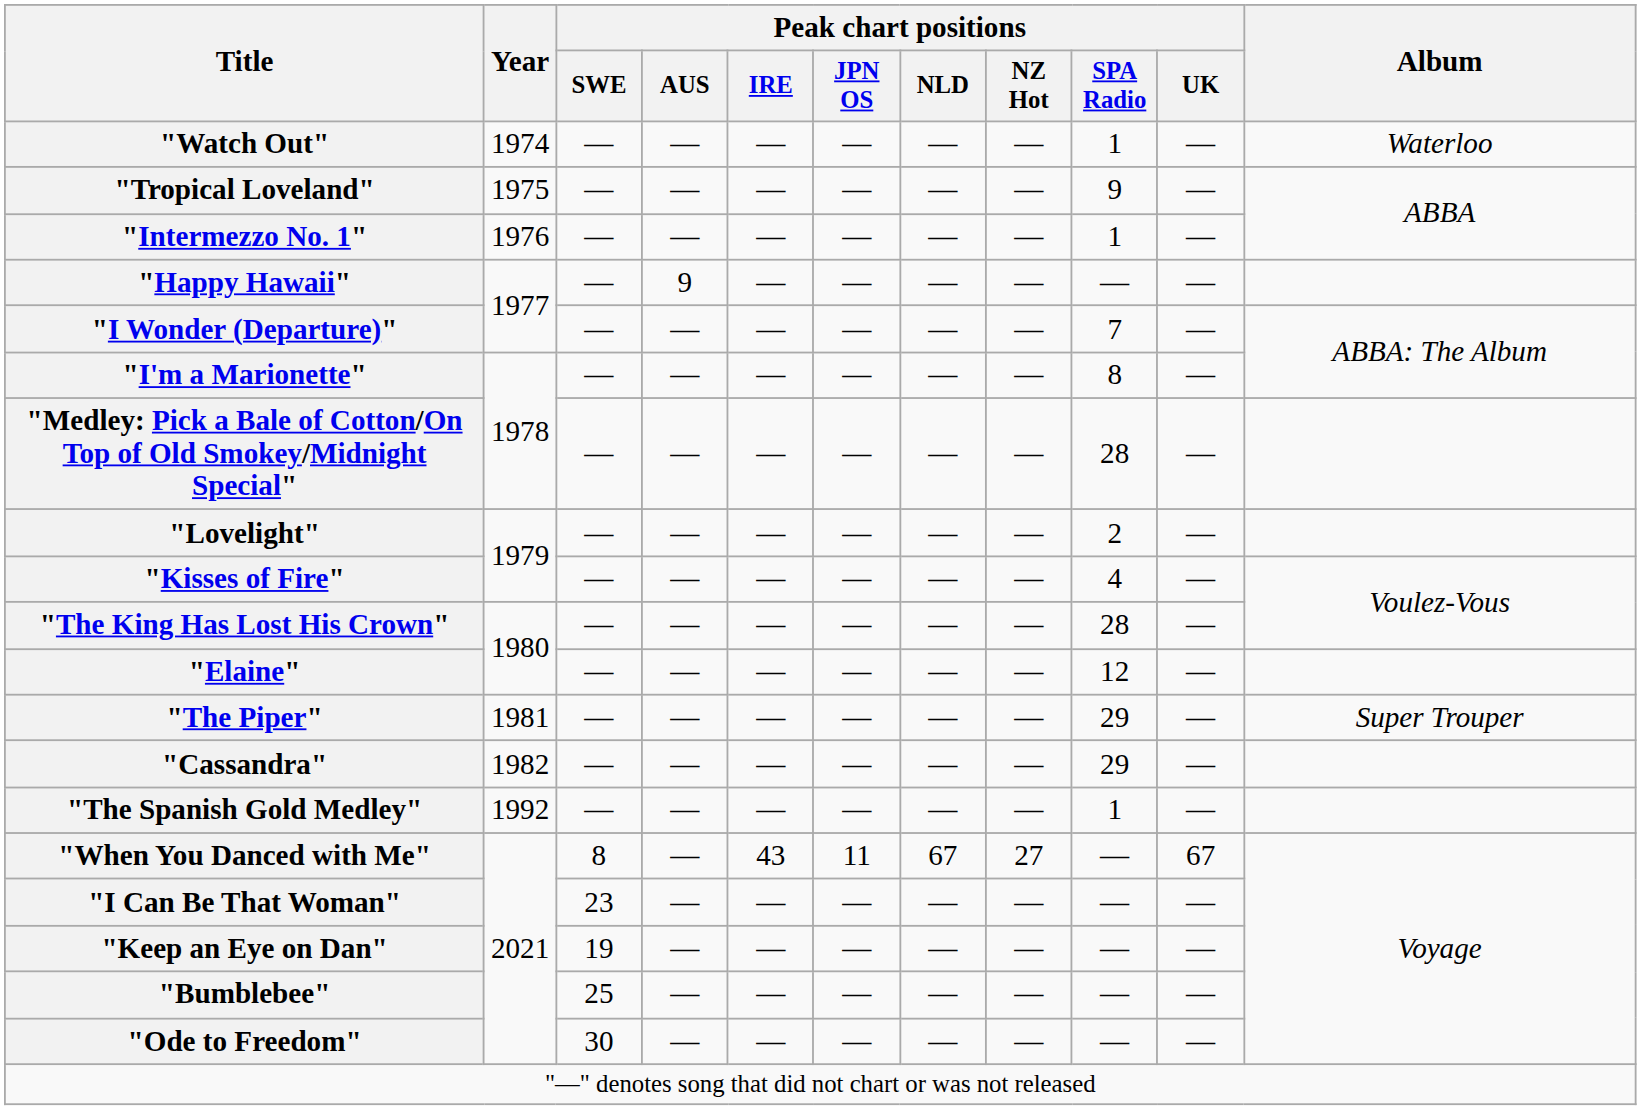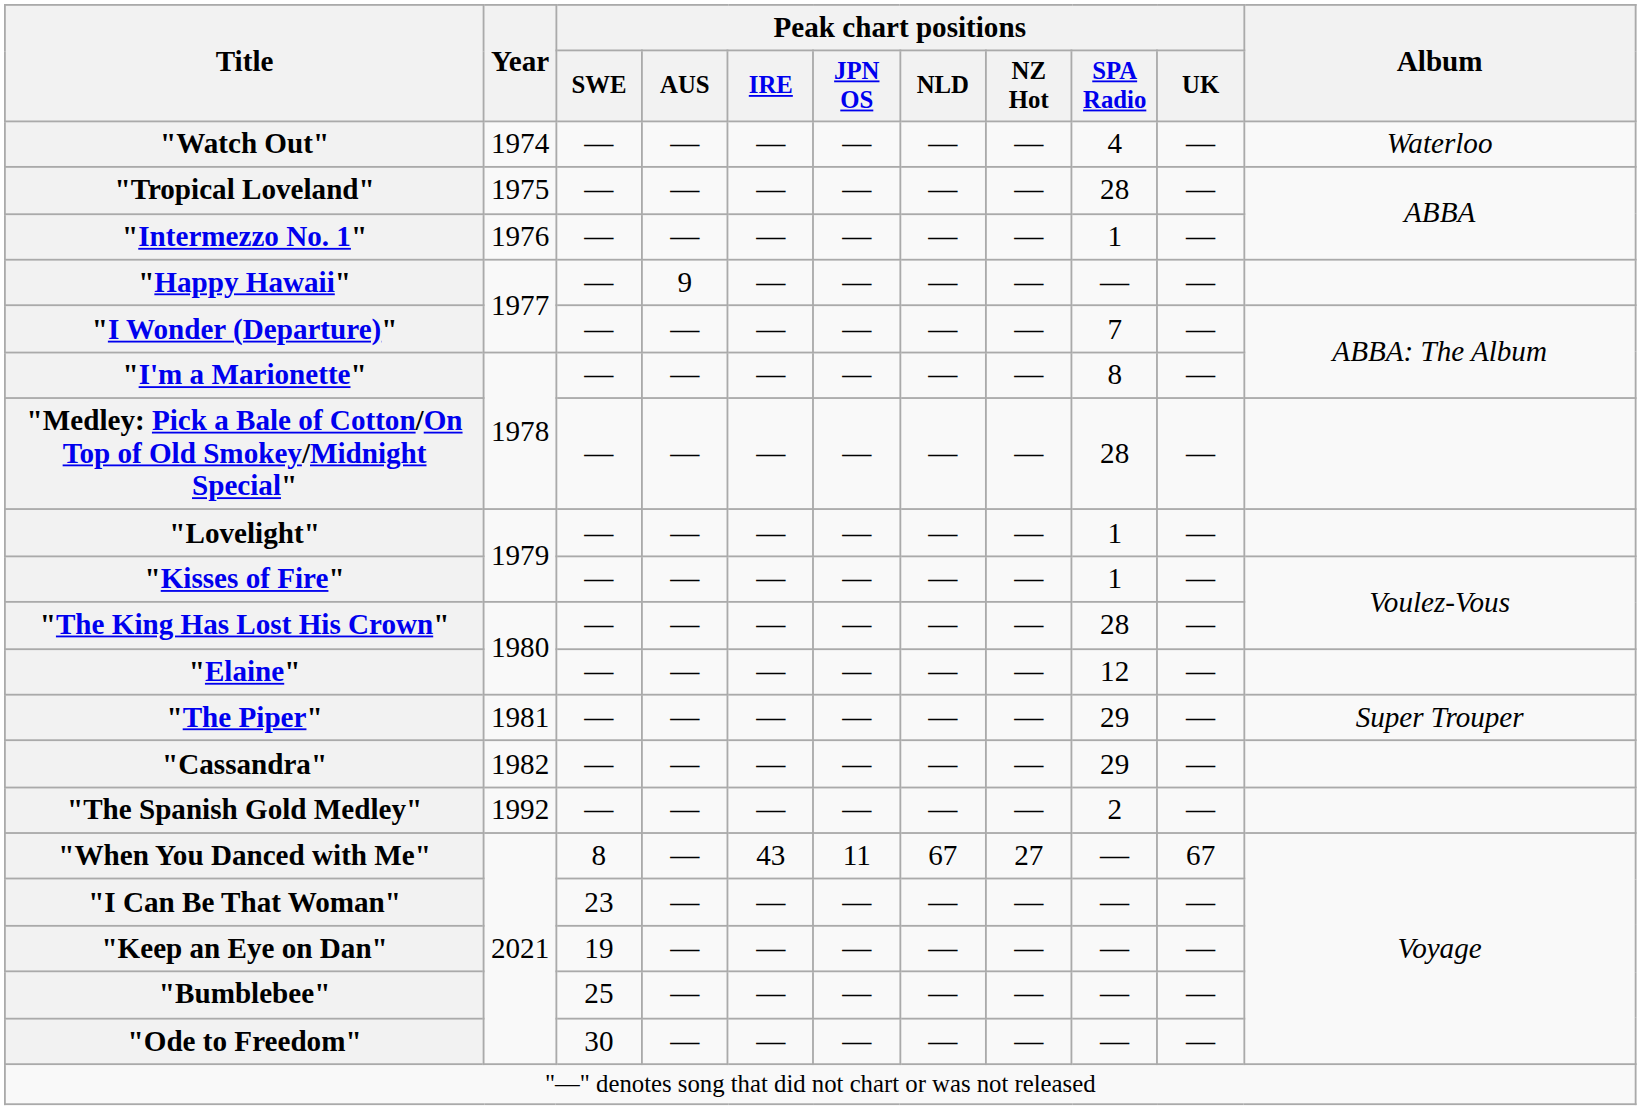(1115, 143) 1 -> (1115, 143) 4
(1115, 189) 9 -> (1115, 189) 28
(1115, 532) 2 -> (1115, 532) 1
(1115, 578) 4 -> (1115, 578) 1
(1115, 809) 1 -> (1115, 809) 2
